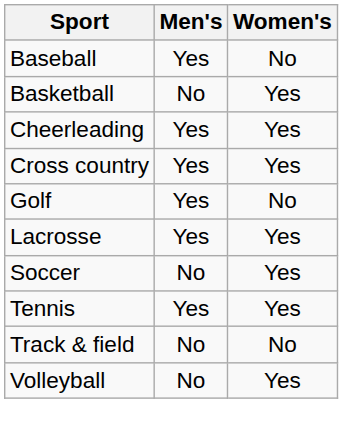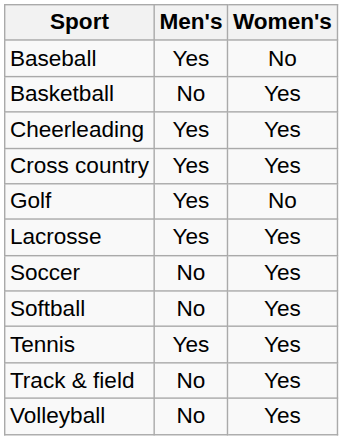+ row: (48, 308)
(282, 344) No -> (282, 380) Yes
